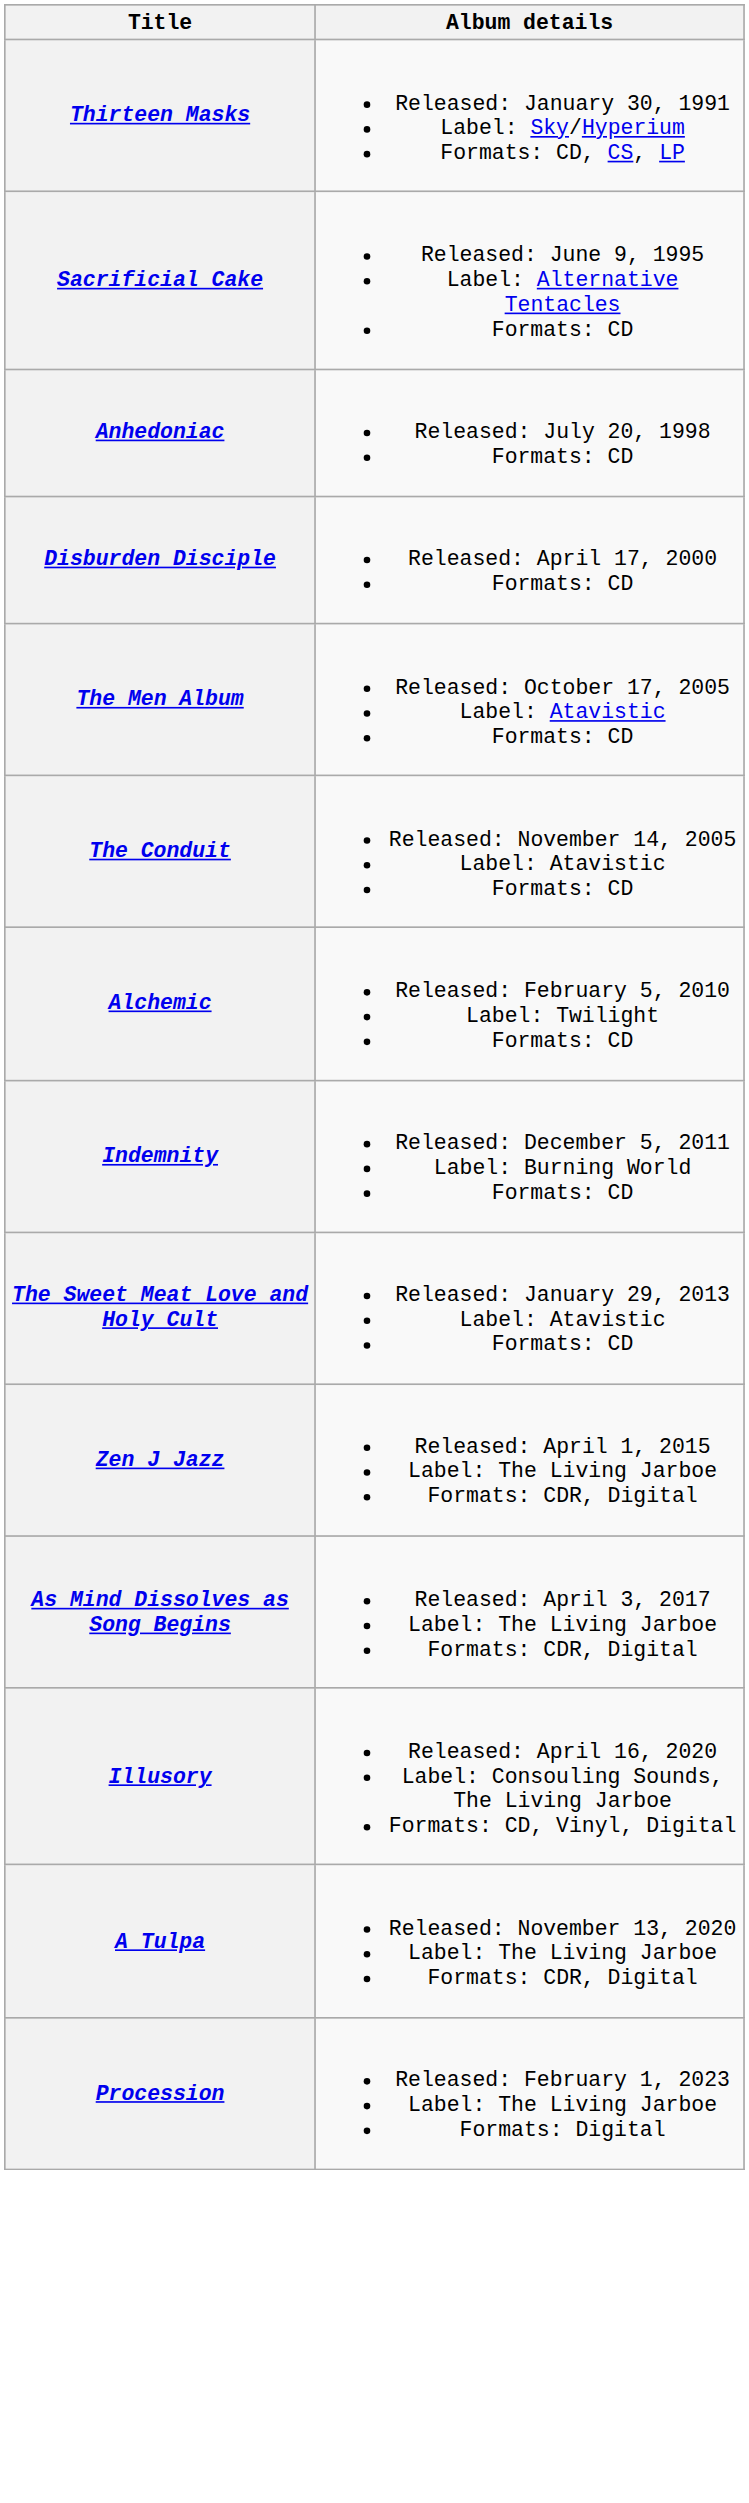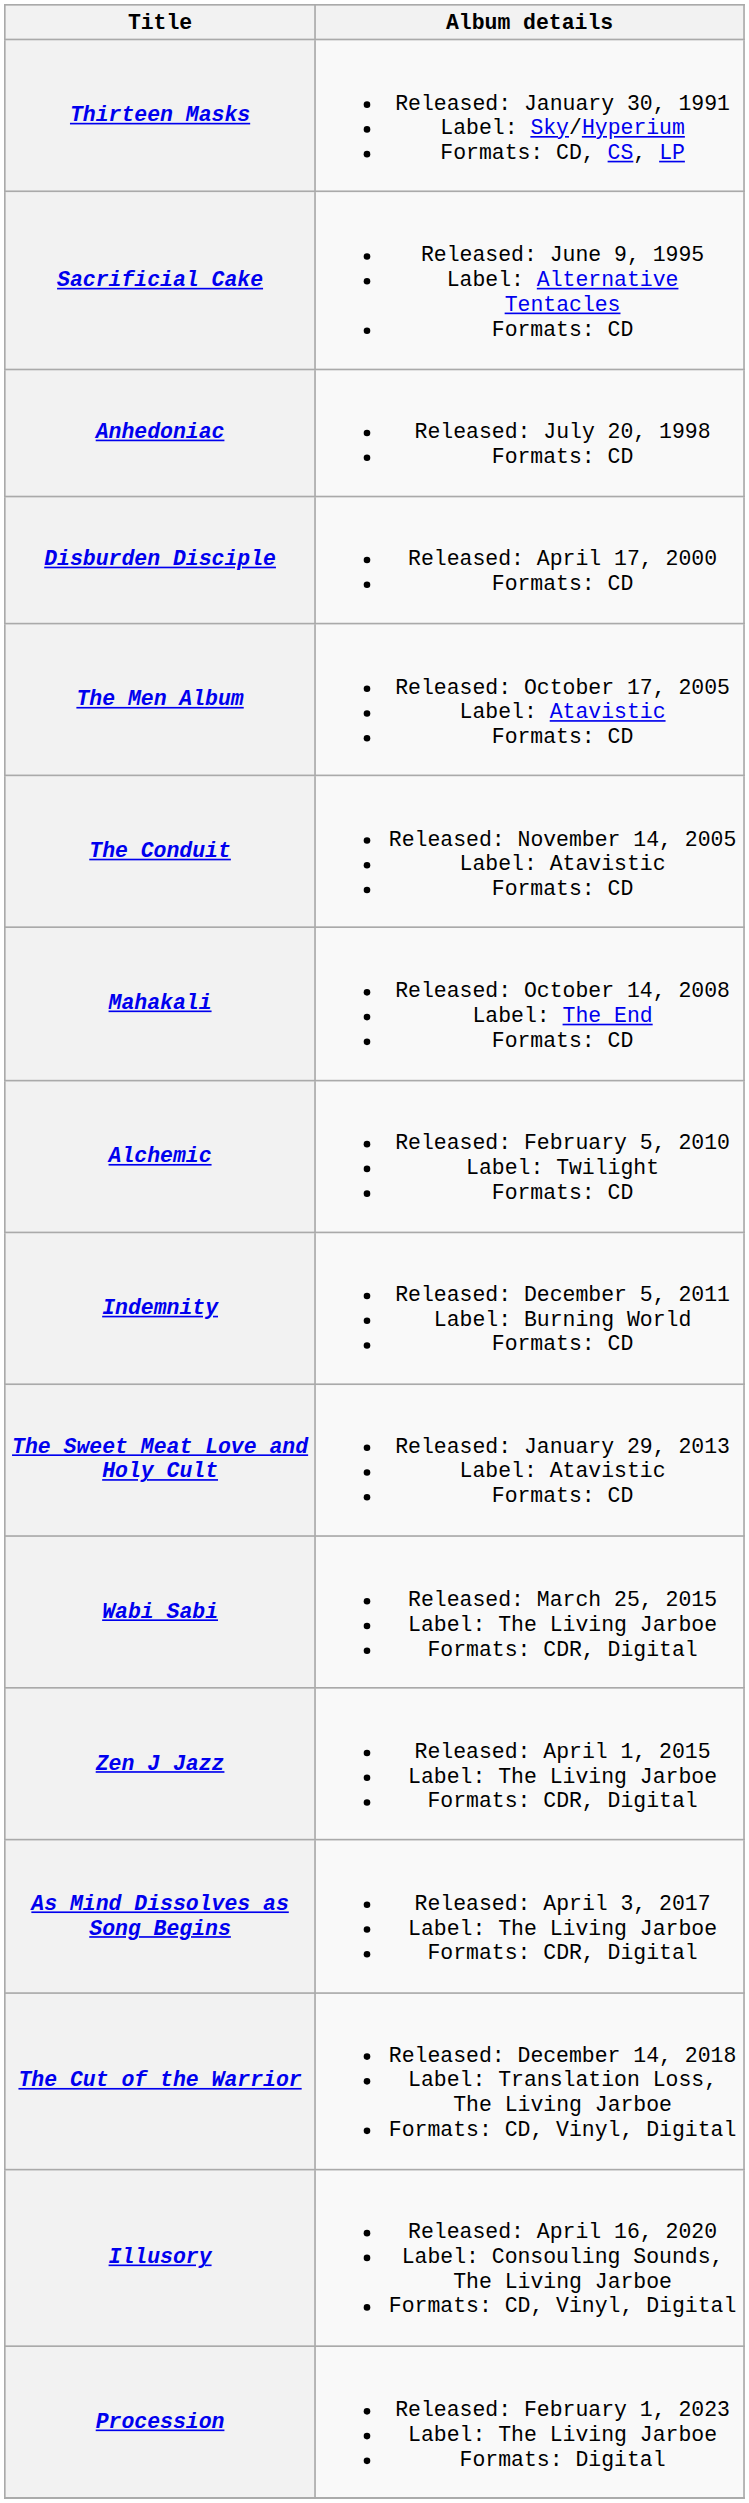+ row: (160, 1004)
+ row: (160, 1612)
+ row: (160, 2081)
- row: (160, 1941)
